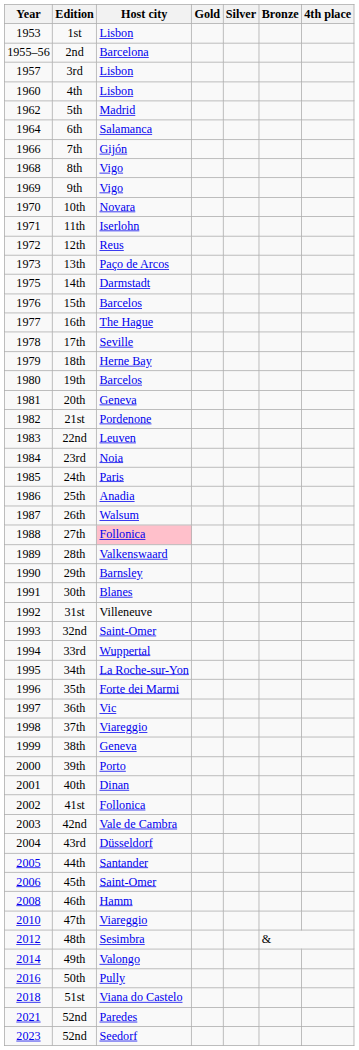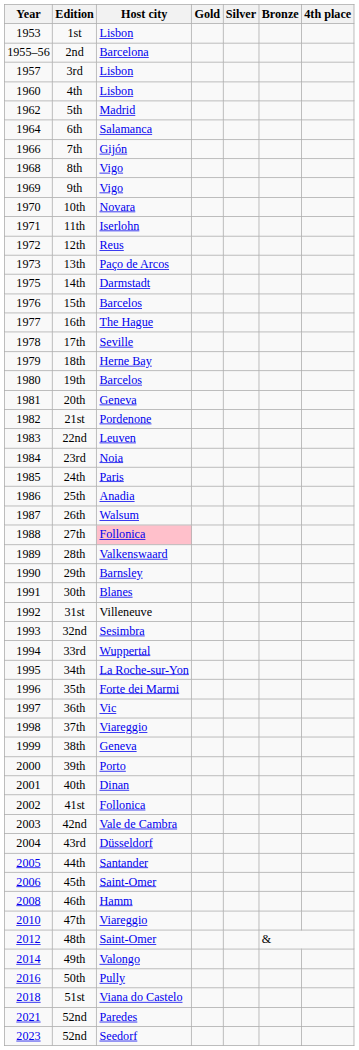(128, 631) Saint-Omer -> (122, 631) Sesimbra
(122, 939) Sesimbra -> (128, 939) Saint-Omer
